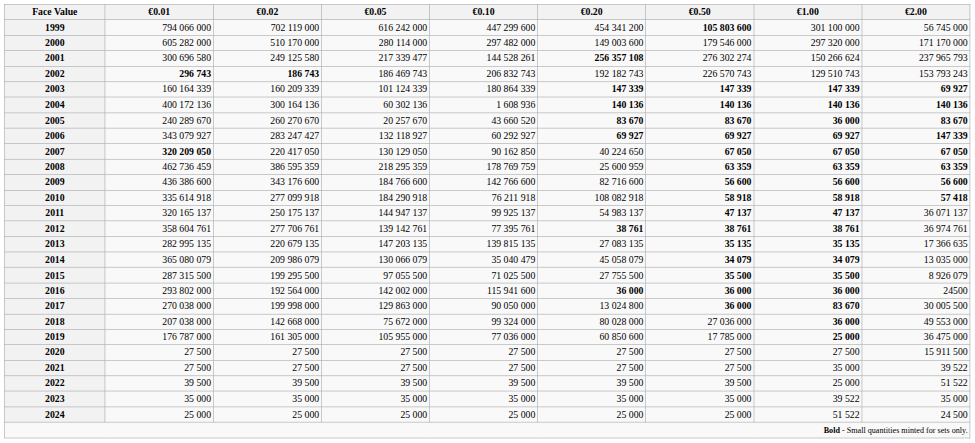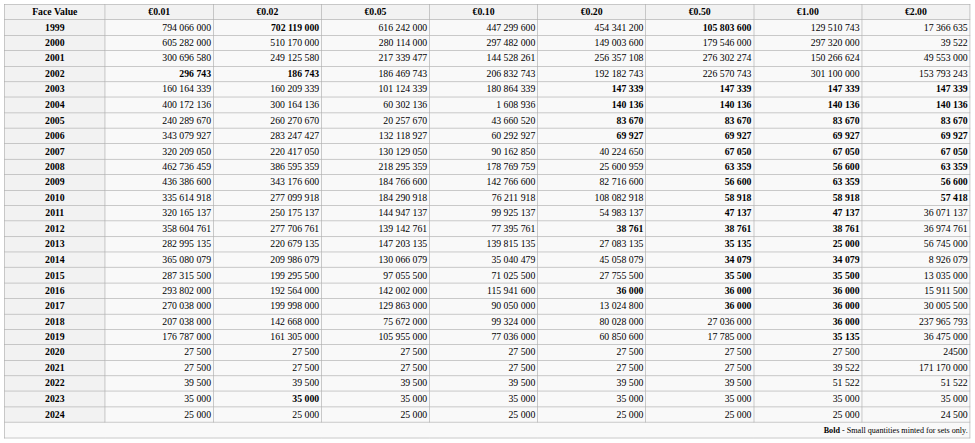(295, 27) normal -> (295, 27) bold
(835, 27) 301 100 000 -> (835, 27) 129 510 743
(946, 27) 56 745 000 -> (946, 27) 17 366 635
(943, 43) 171 170 000 -> (954, 43) 39 522
(619, 58) bold -> (619, 58) normal
(943, 58) 237 965 793 -> (946, 58) 49 553 000
(835, 74) 129 510 743 -> (835, 74) 301 100 000
(954, 89) 69 927 -> (952, 89) 147 339
(846, 120) 36 000 -> (846, 120) 83 670
(952, 136) 147 339 -> (954, 136) 69 927
(187, 151) bold -> (187, 151) normal
(846, 167) 63 359 -> (846, 167) 56 600
(846, 182) 56 600 -> (846, 182) 63 359
(846, 244) 35 135 -> (846, 244) 25 000
(946, 244) 17 366 635 -> (946, 244) 56 745 000
(946, 259) 13 035 000 -> (948, 259) 8 926 079
(948, 275) 8 926 079 -> (946, 275) 13 035 000
(955, 290) 24500 -> (946, 290) 15 911 500
(846, 306) 83 670 -> (846, 306) 36 000
(946, 321) 49 553 000 -> (943, 321) 237 965 793
(846, 337) 25 000 -> (846, 337) 35 135
(946, 352) 15 911 500 -> (955, 352) 24500
(846, 368) 35 000 -> (846, 368) 39 522
(954, 368) 39 522 -> (943, 368) 171 170 000
(846, 383) 25 000 -> (846, 383) 51 522
(306, 399) normal -> (306, 399) bold
(846, 399) 39 522 -> (846, 399) 35 000
(846, 414) 51 522 -> (846, 414) 25 000
